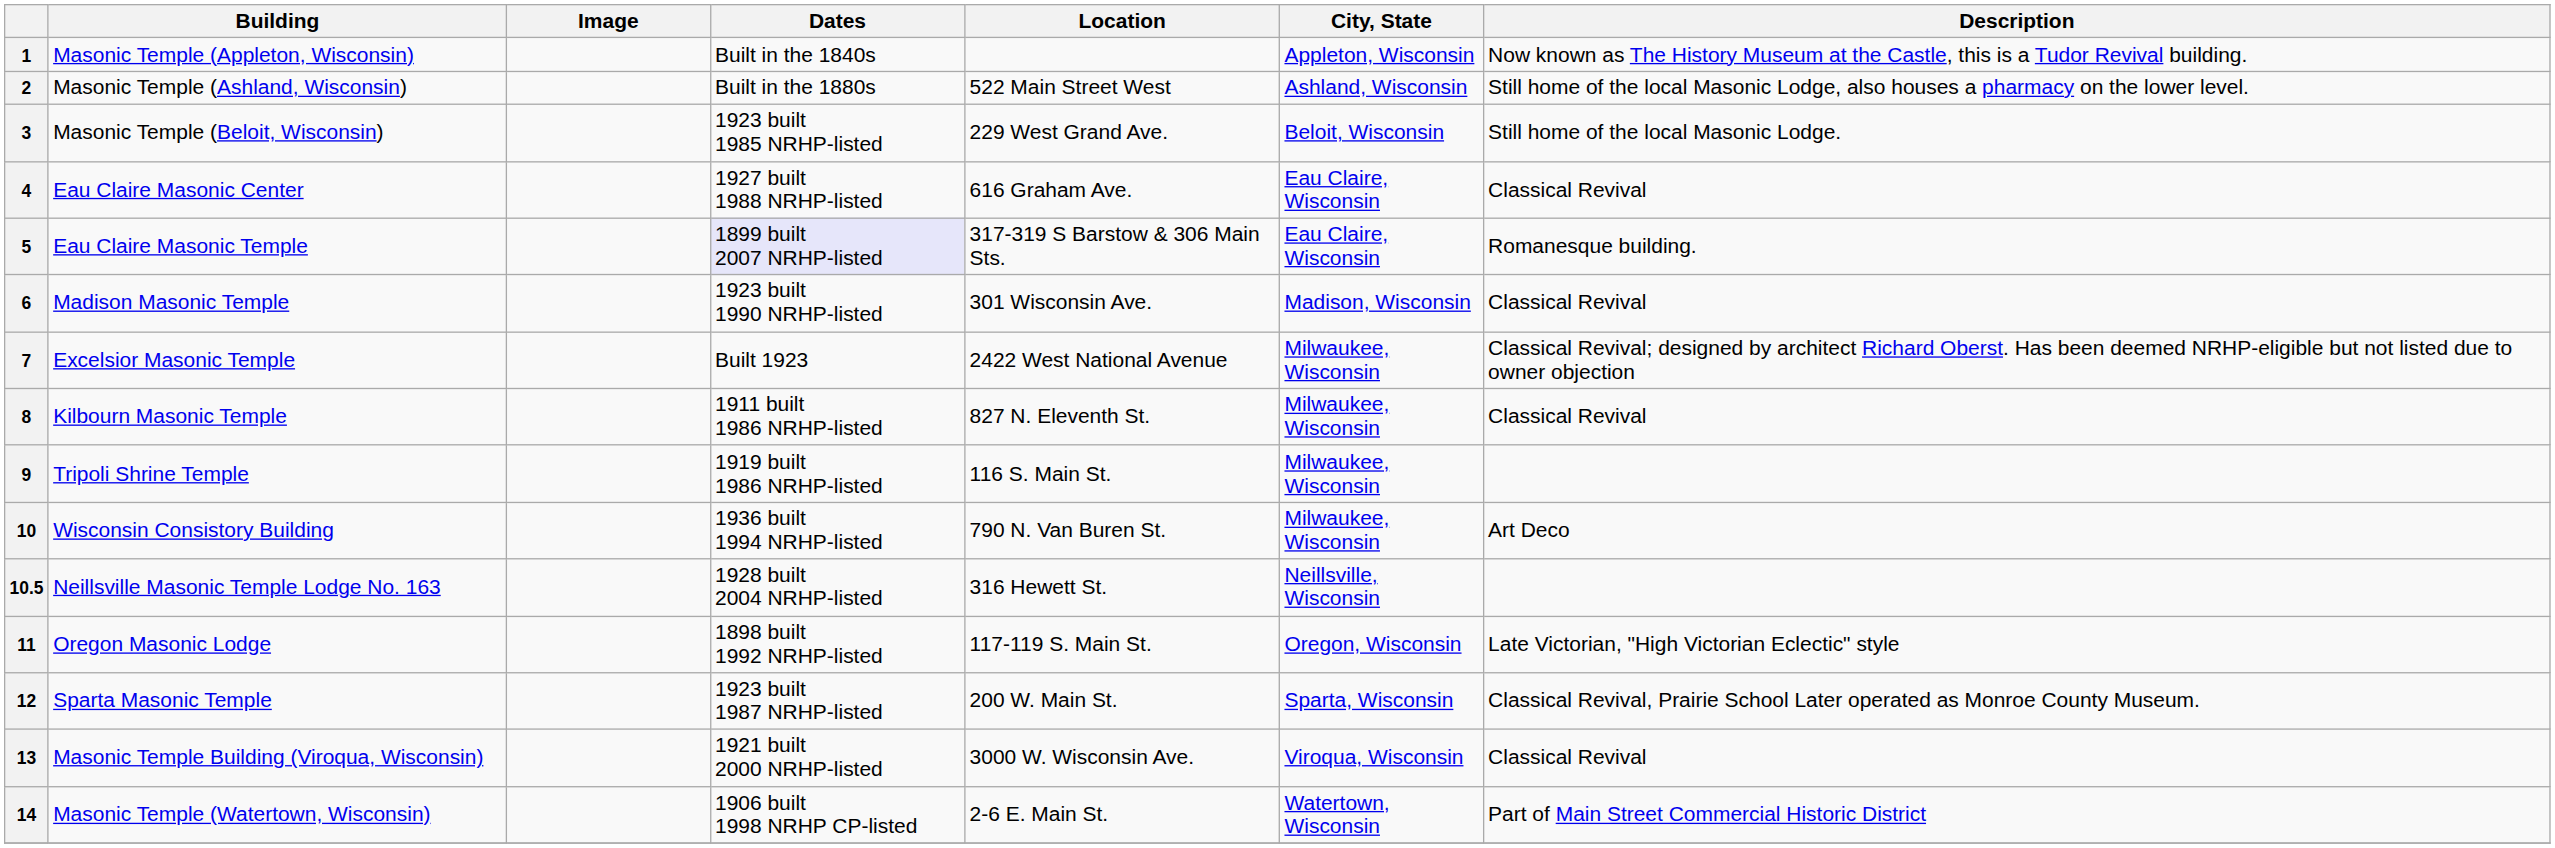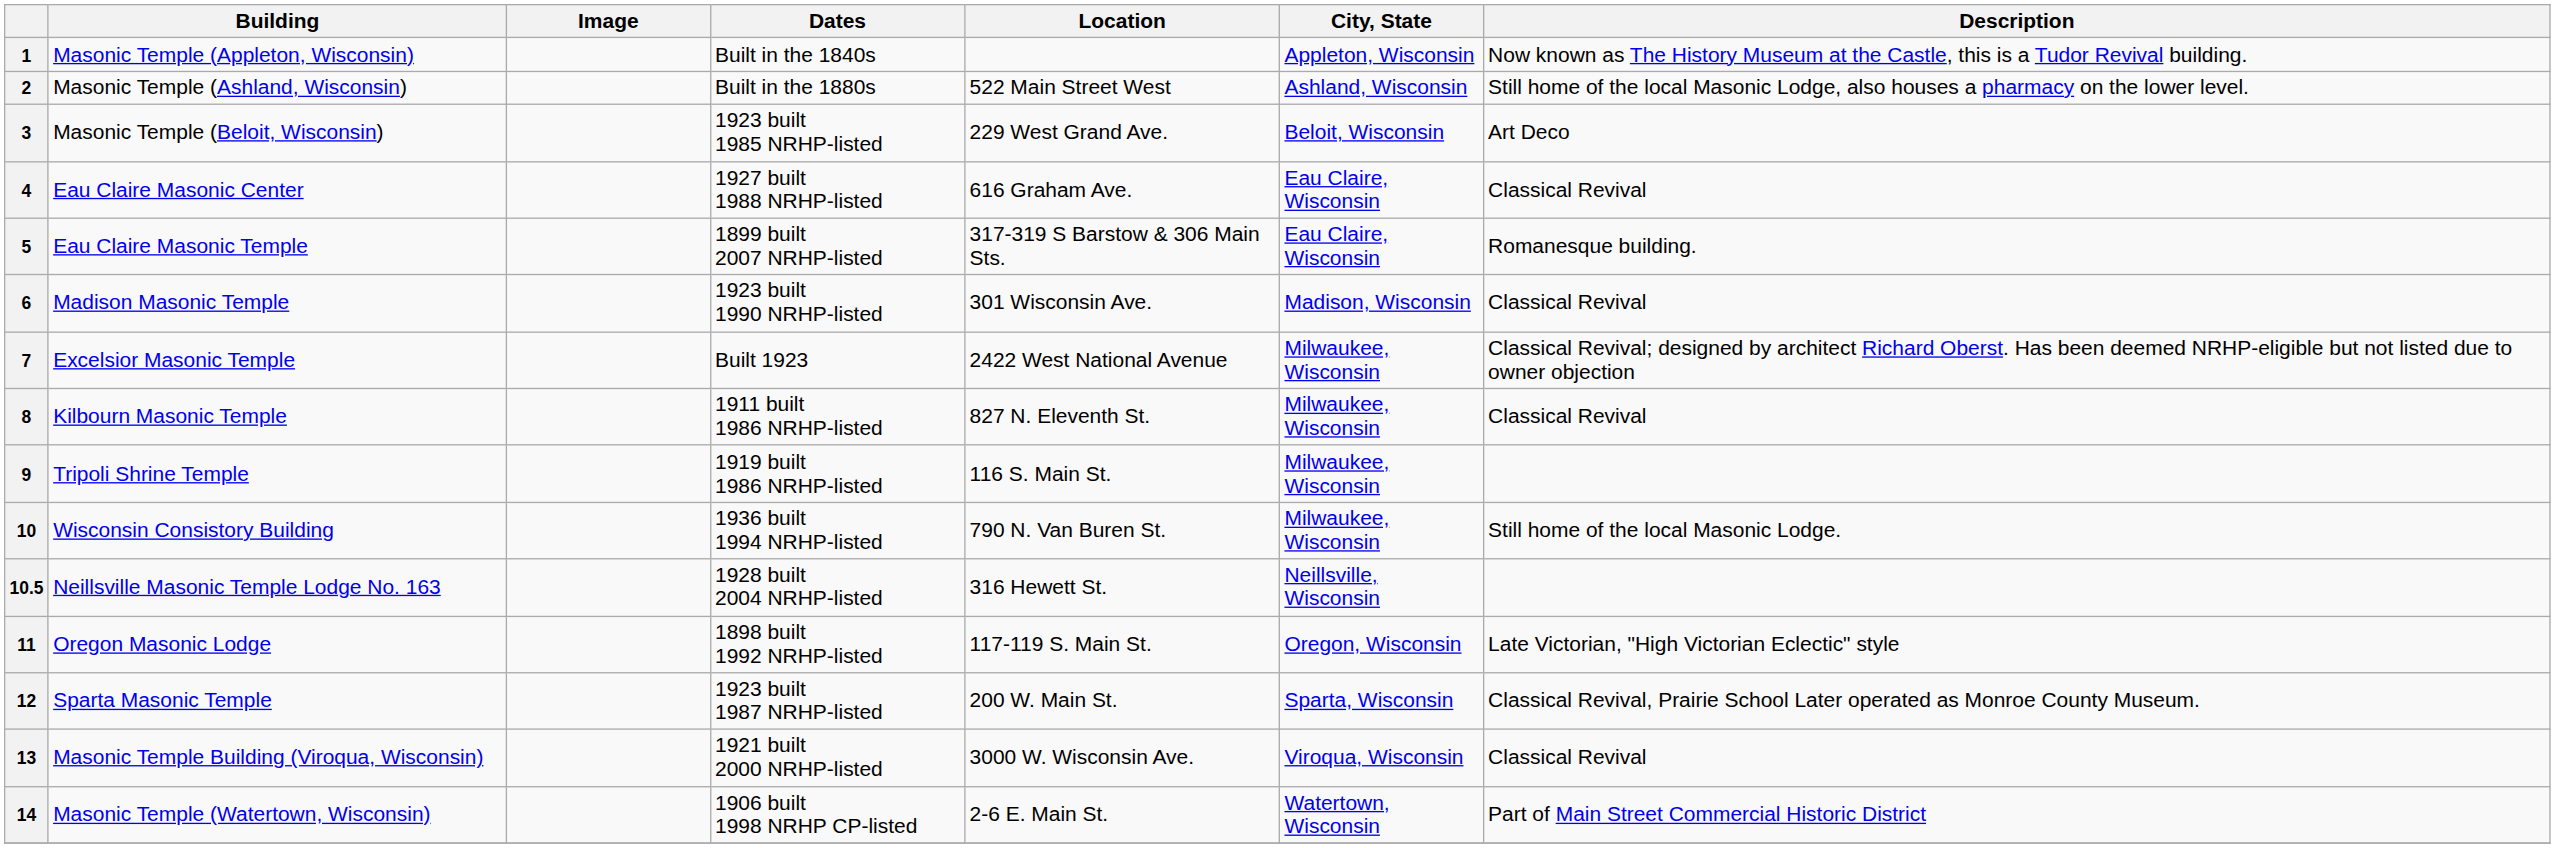(1665, 132) Still home of the local Masonic Lodge. -> (1529, 132) Art Deco
(799, 246) lavender background -> (799, 246) no background
(1529, 530) Art Deco -> (1665, 530) Still home of the local Masonic Lodge.
